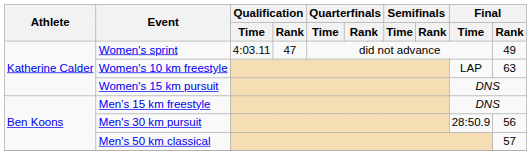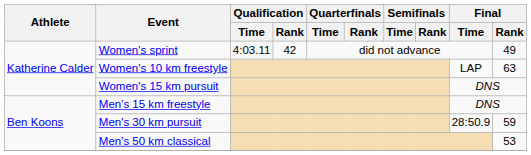(290, 50) 47 -> (290, 50) 42
(510, 123) 56 -> (510, 123) 59
(510, 141) 57 -> (510, 141) 53
